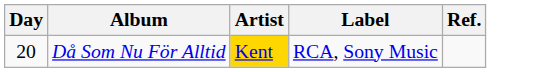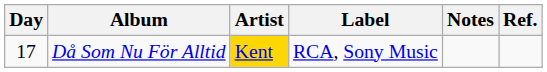+ column: (470, 20)
(26, 51) 20 -> (26, 51) 17
